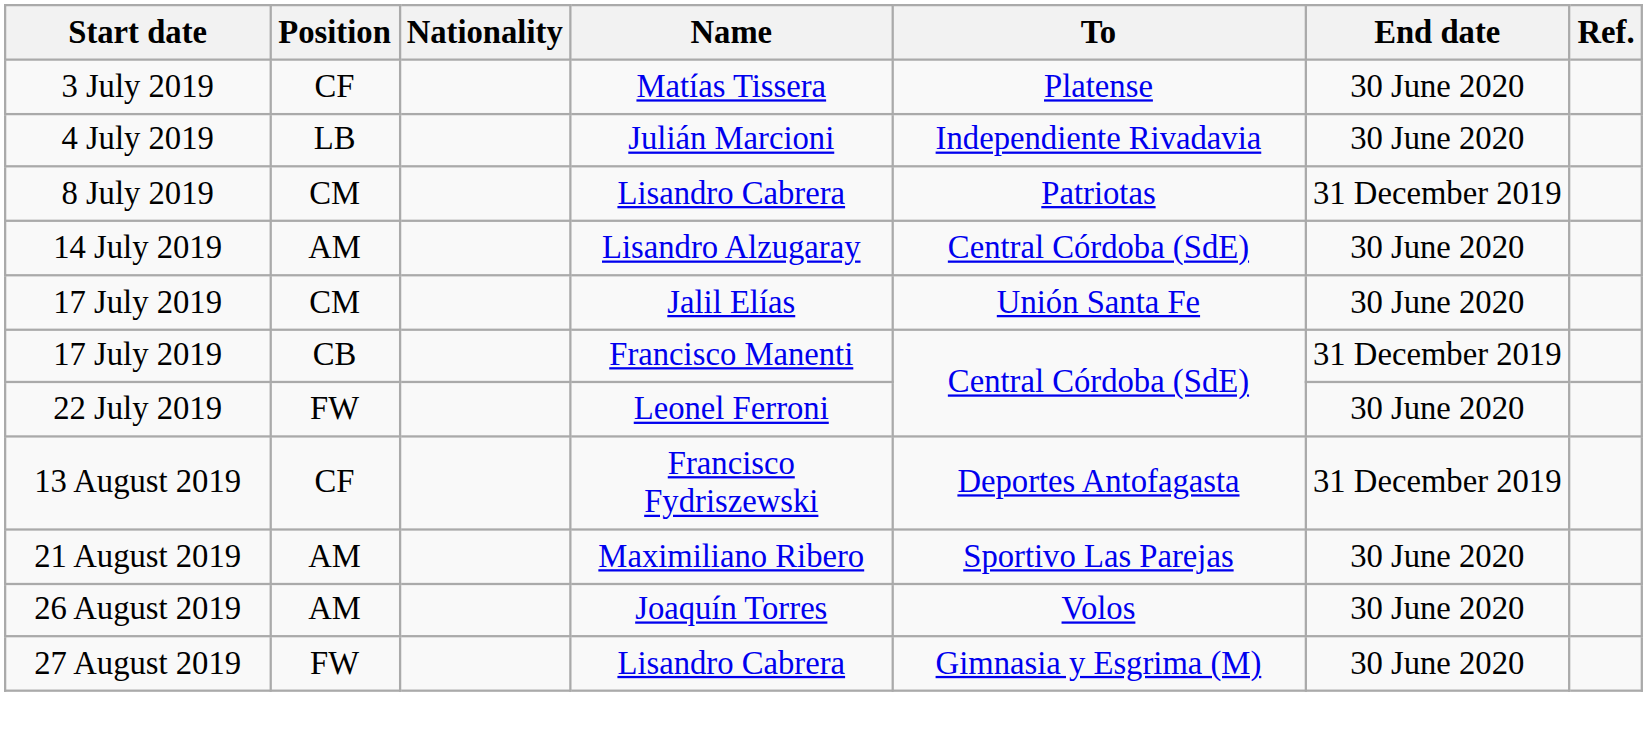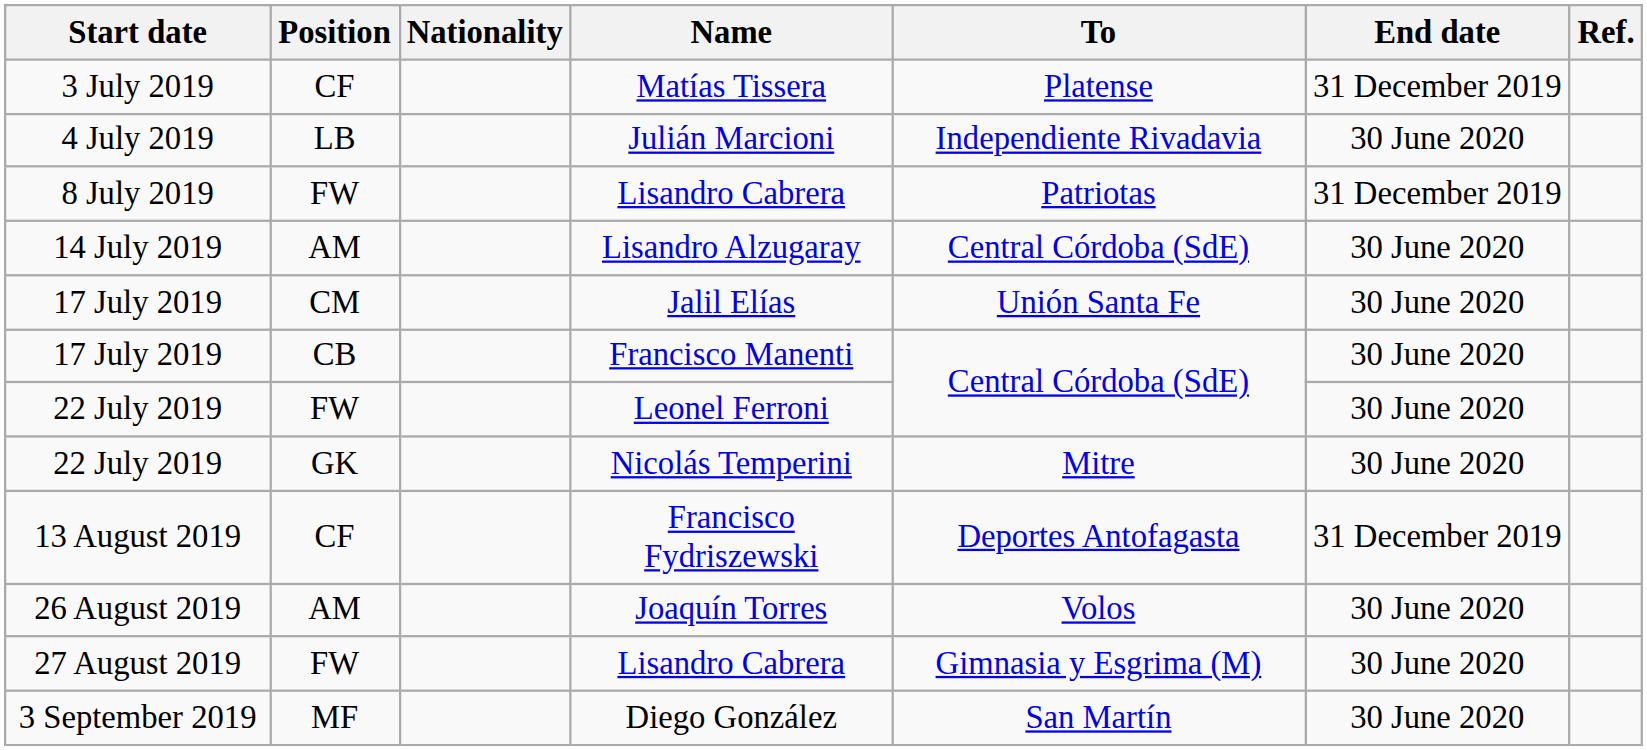(1437, 85) 30 June 2020 -> (1437, 85) 31 December 2019
(335, 193) CM -> (335, 193) FW
(1437, 355) 31 December 2019 -> (1437, 355) 30 June 2020
+ row: (138, 463)
- row: (138, 555)
+ row: (138, 717)
